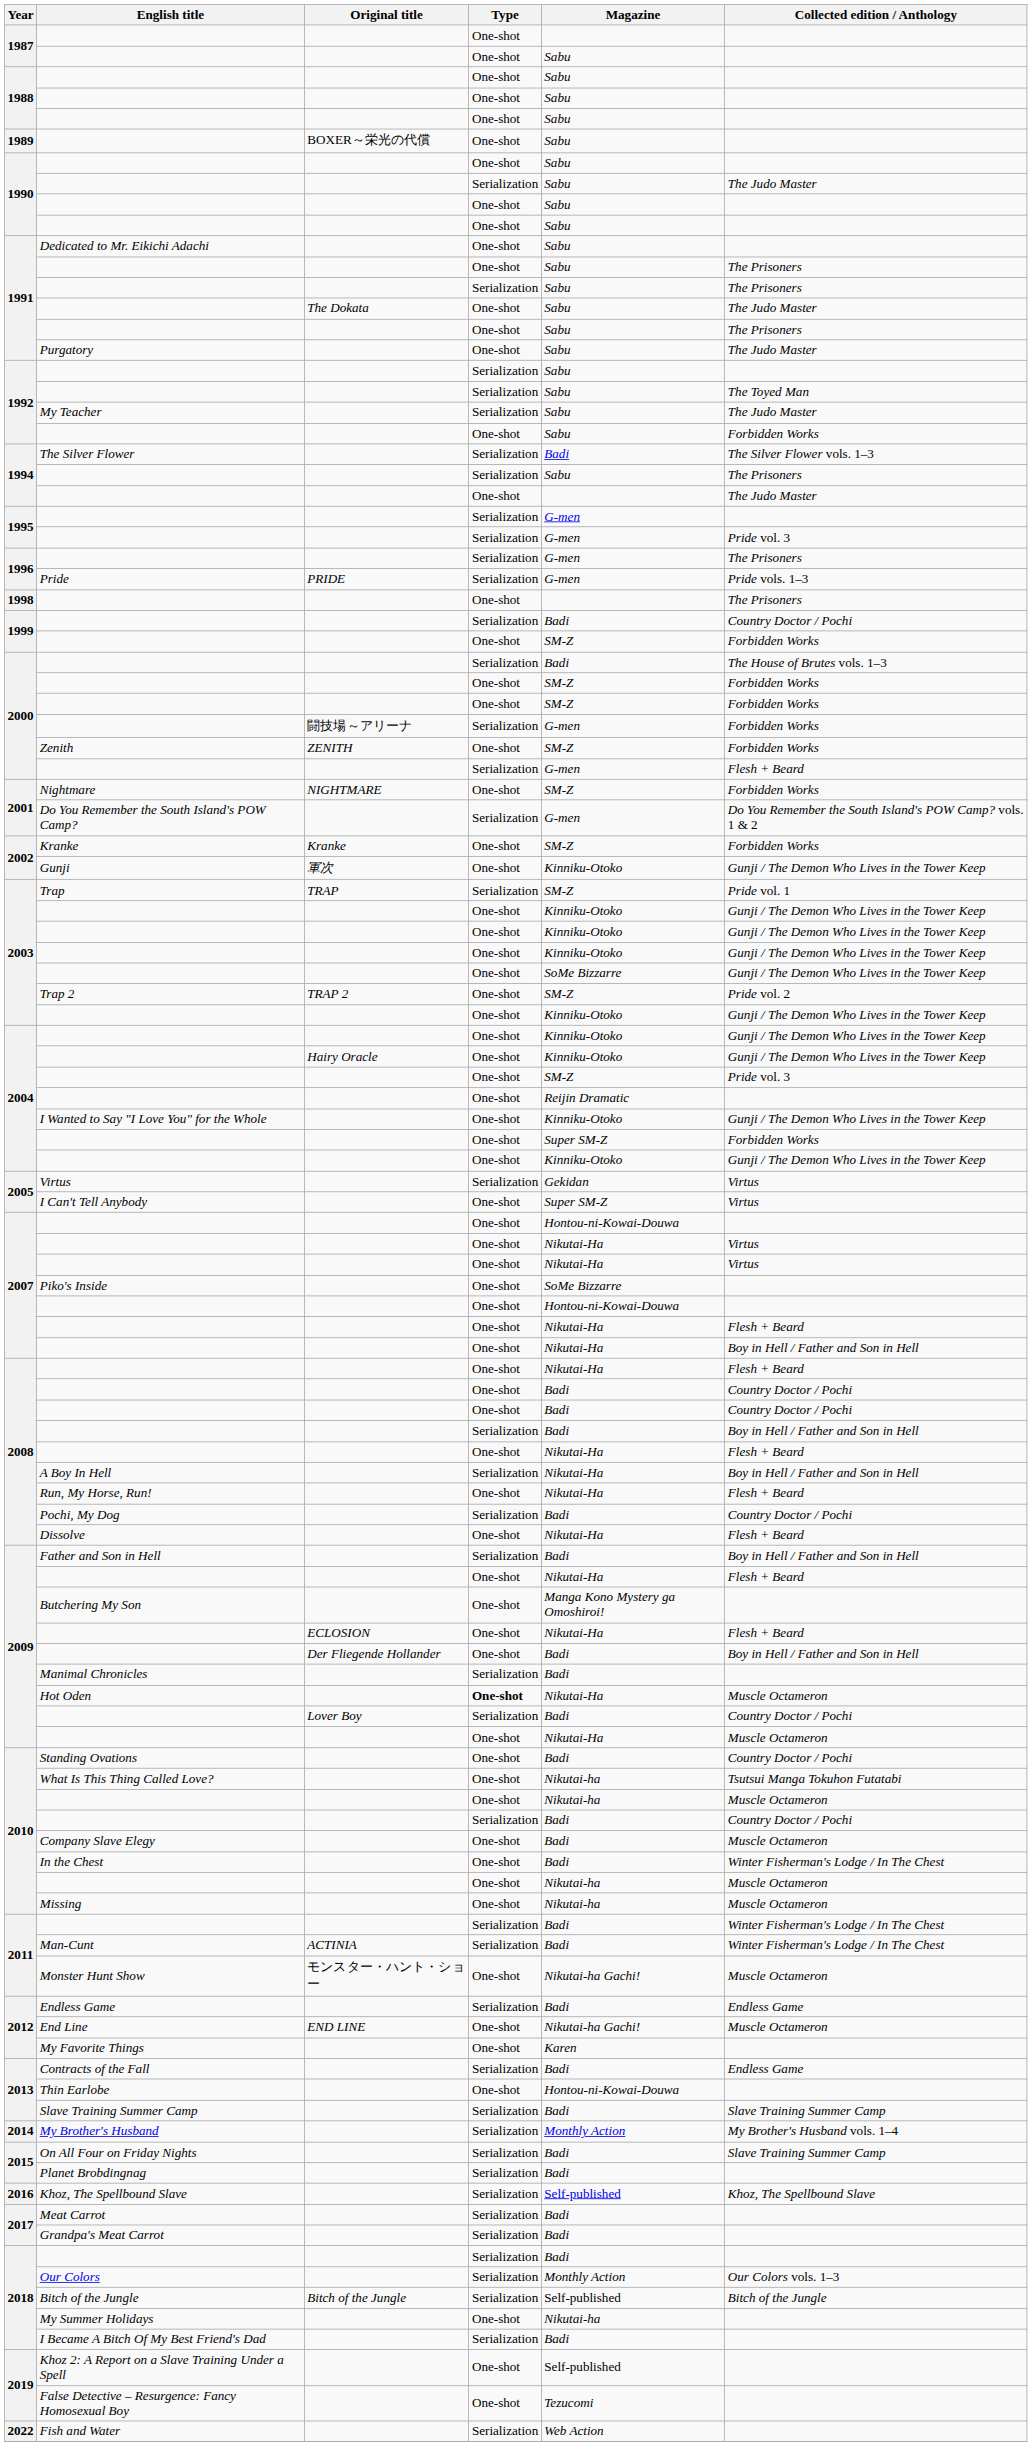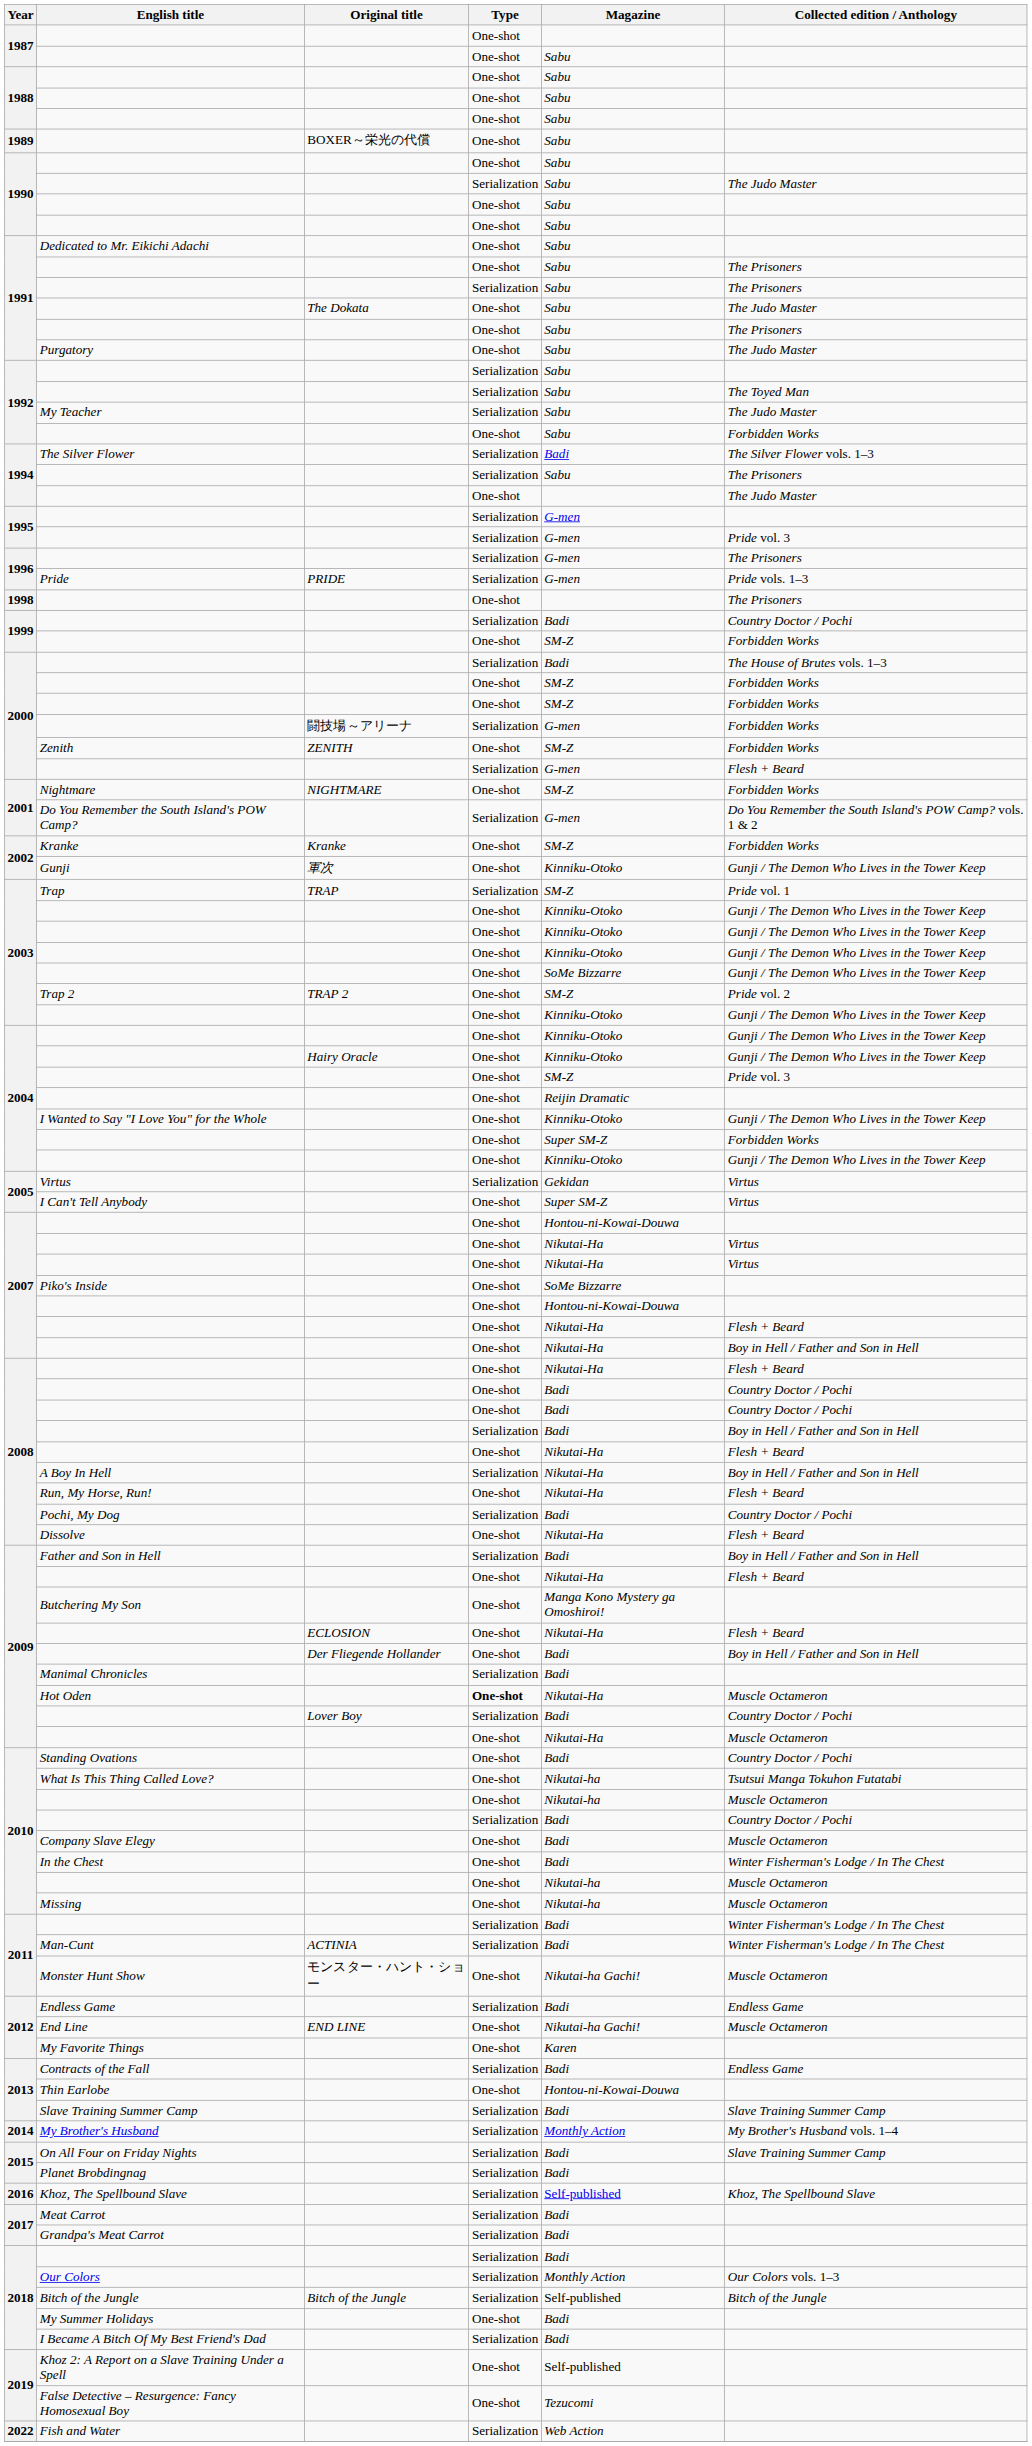(572, 2318) Nikutai-ha -> (557, 2318) Badi
